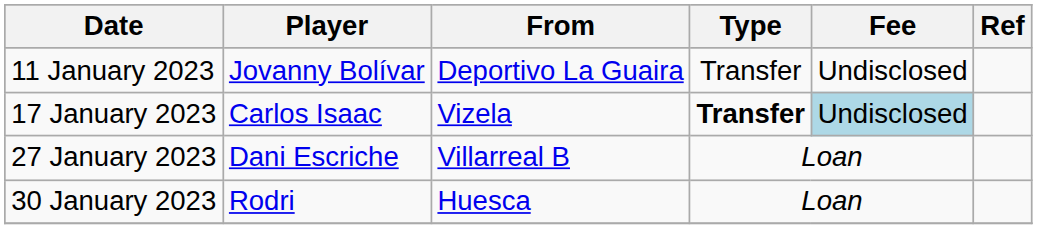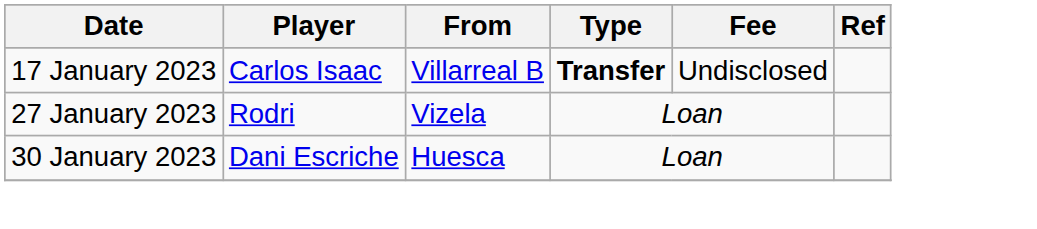- row: (113, 69)
(475, 113) Vizela -> (478, 69) Villarreal B
(893, 113) lightblue background -> (753, 69) no background
(314, 157) Dani Escriche -> (262, 113) Rodri
(504, 157) Villarreal B -> (449, 113) Vizela
(262, 200) Rodri -> (314, 157) Dani Escriche
